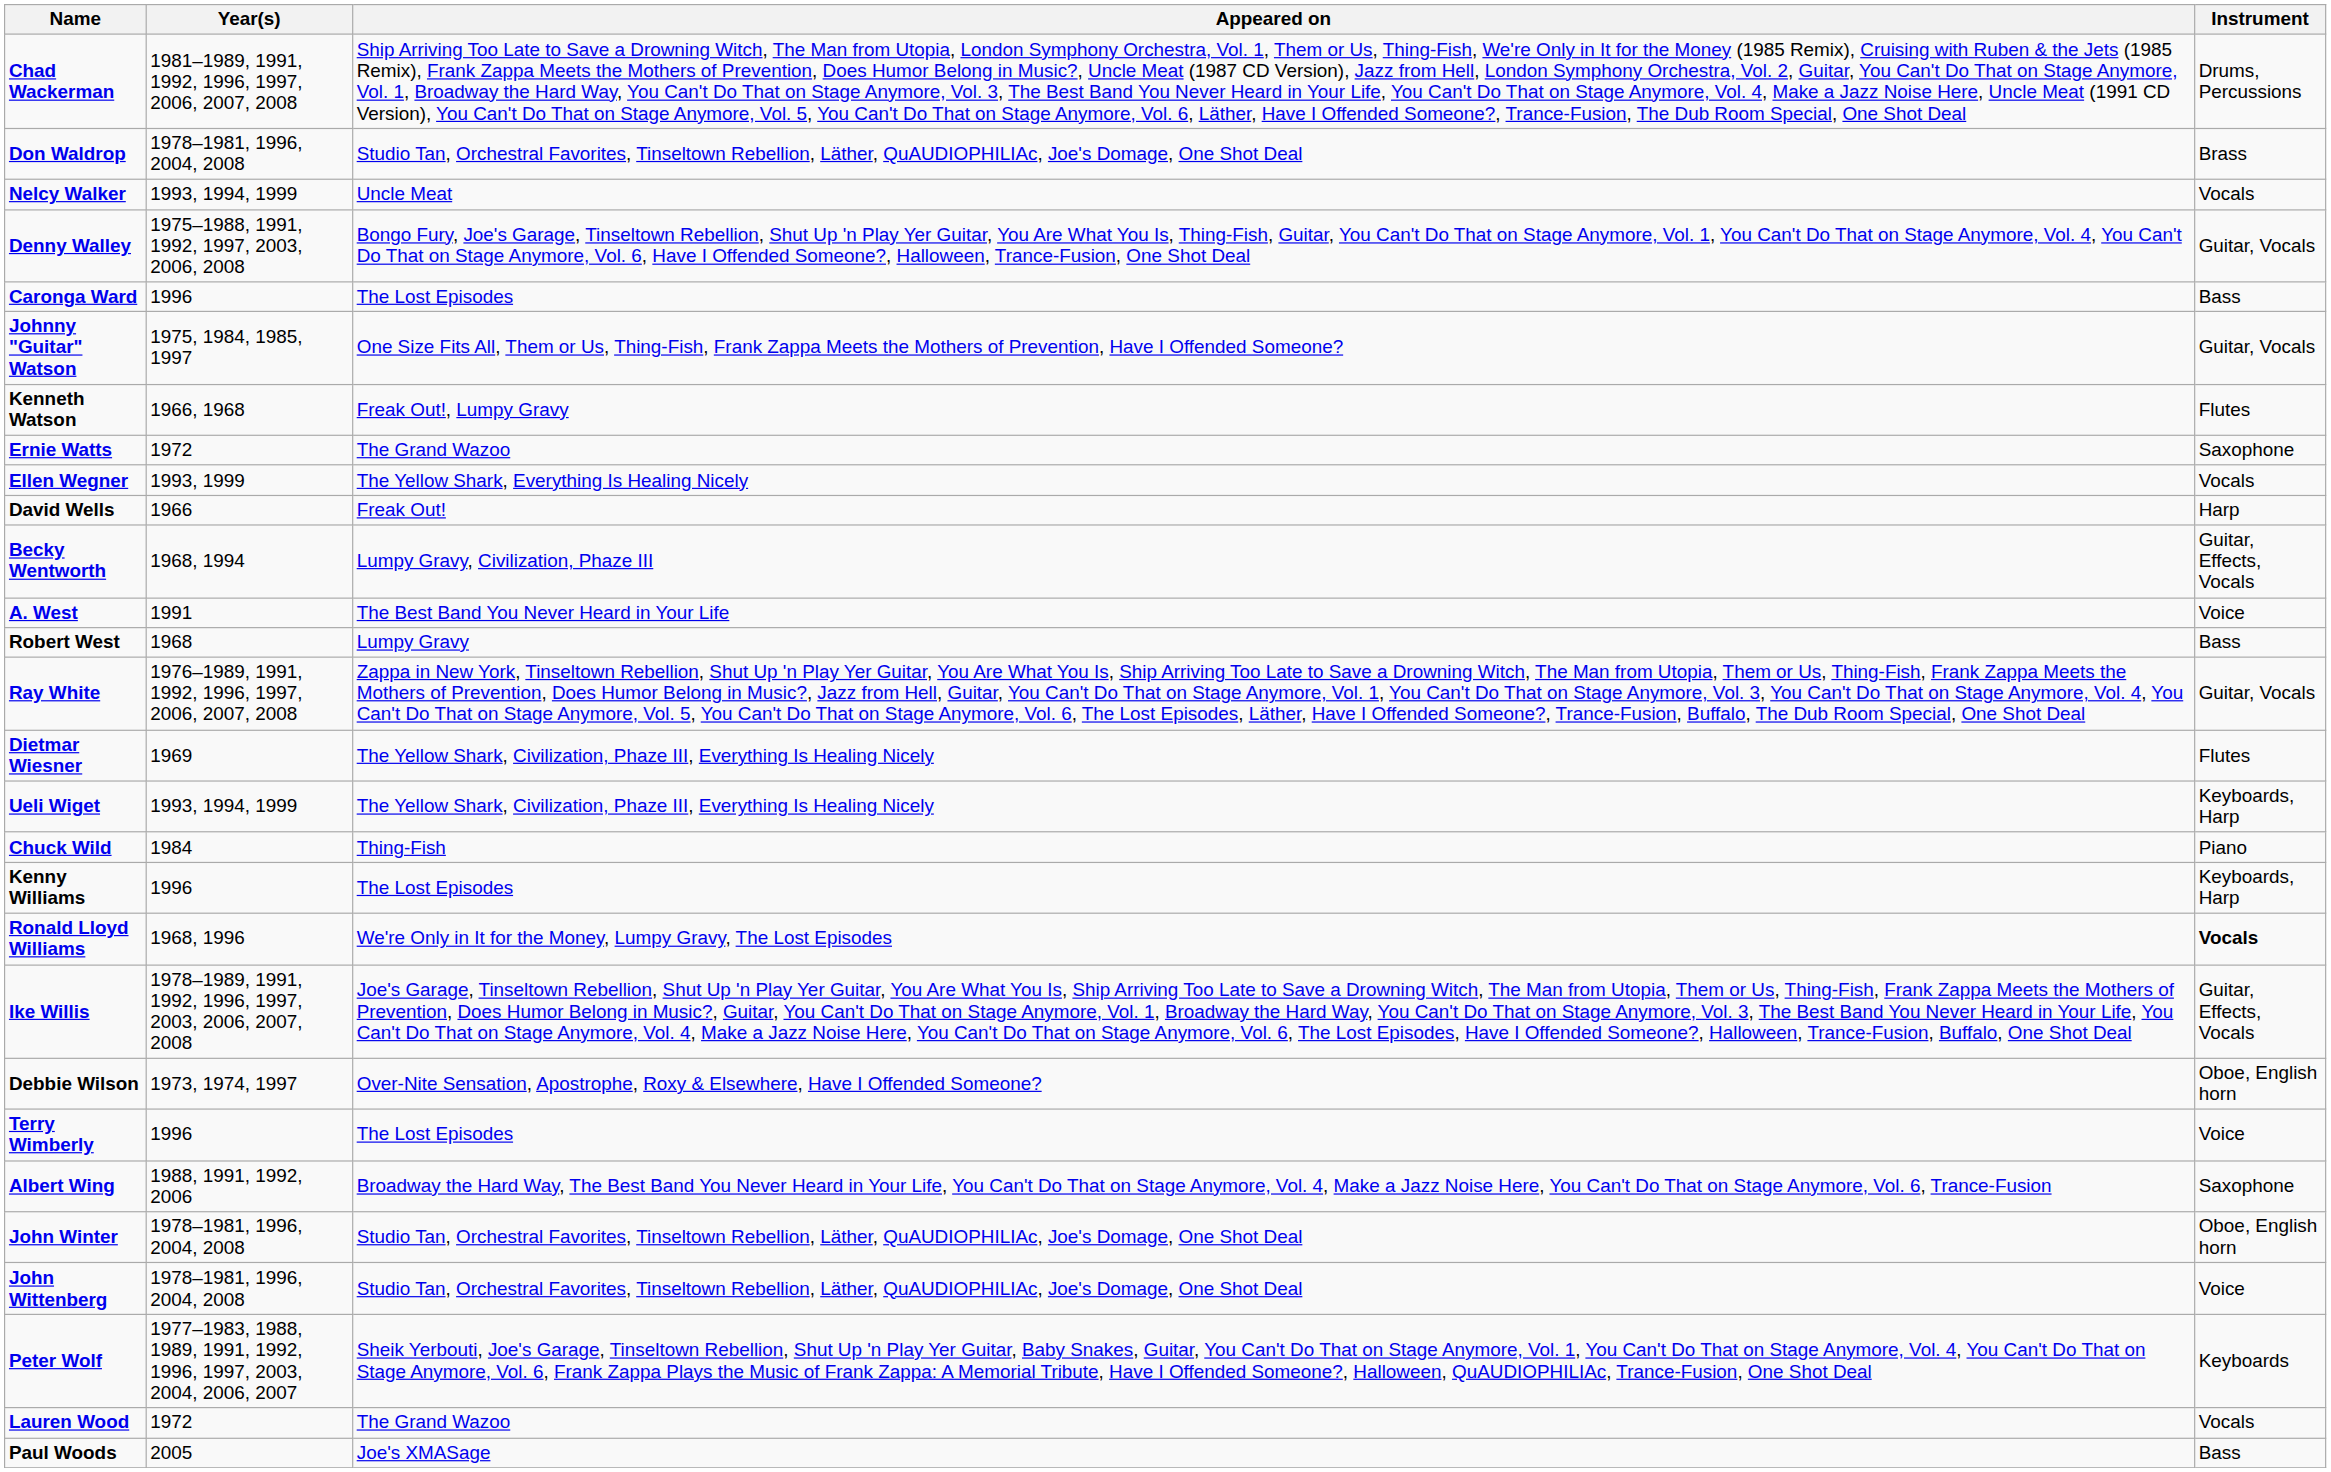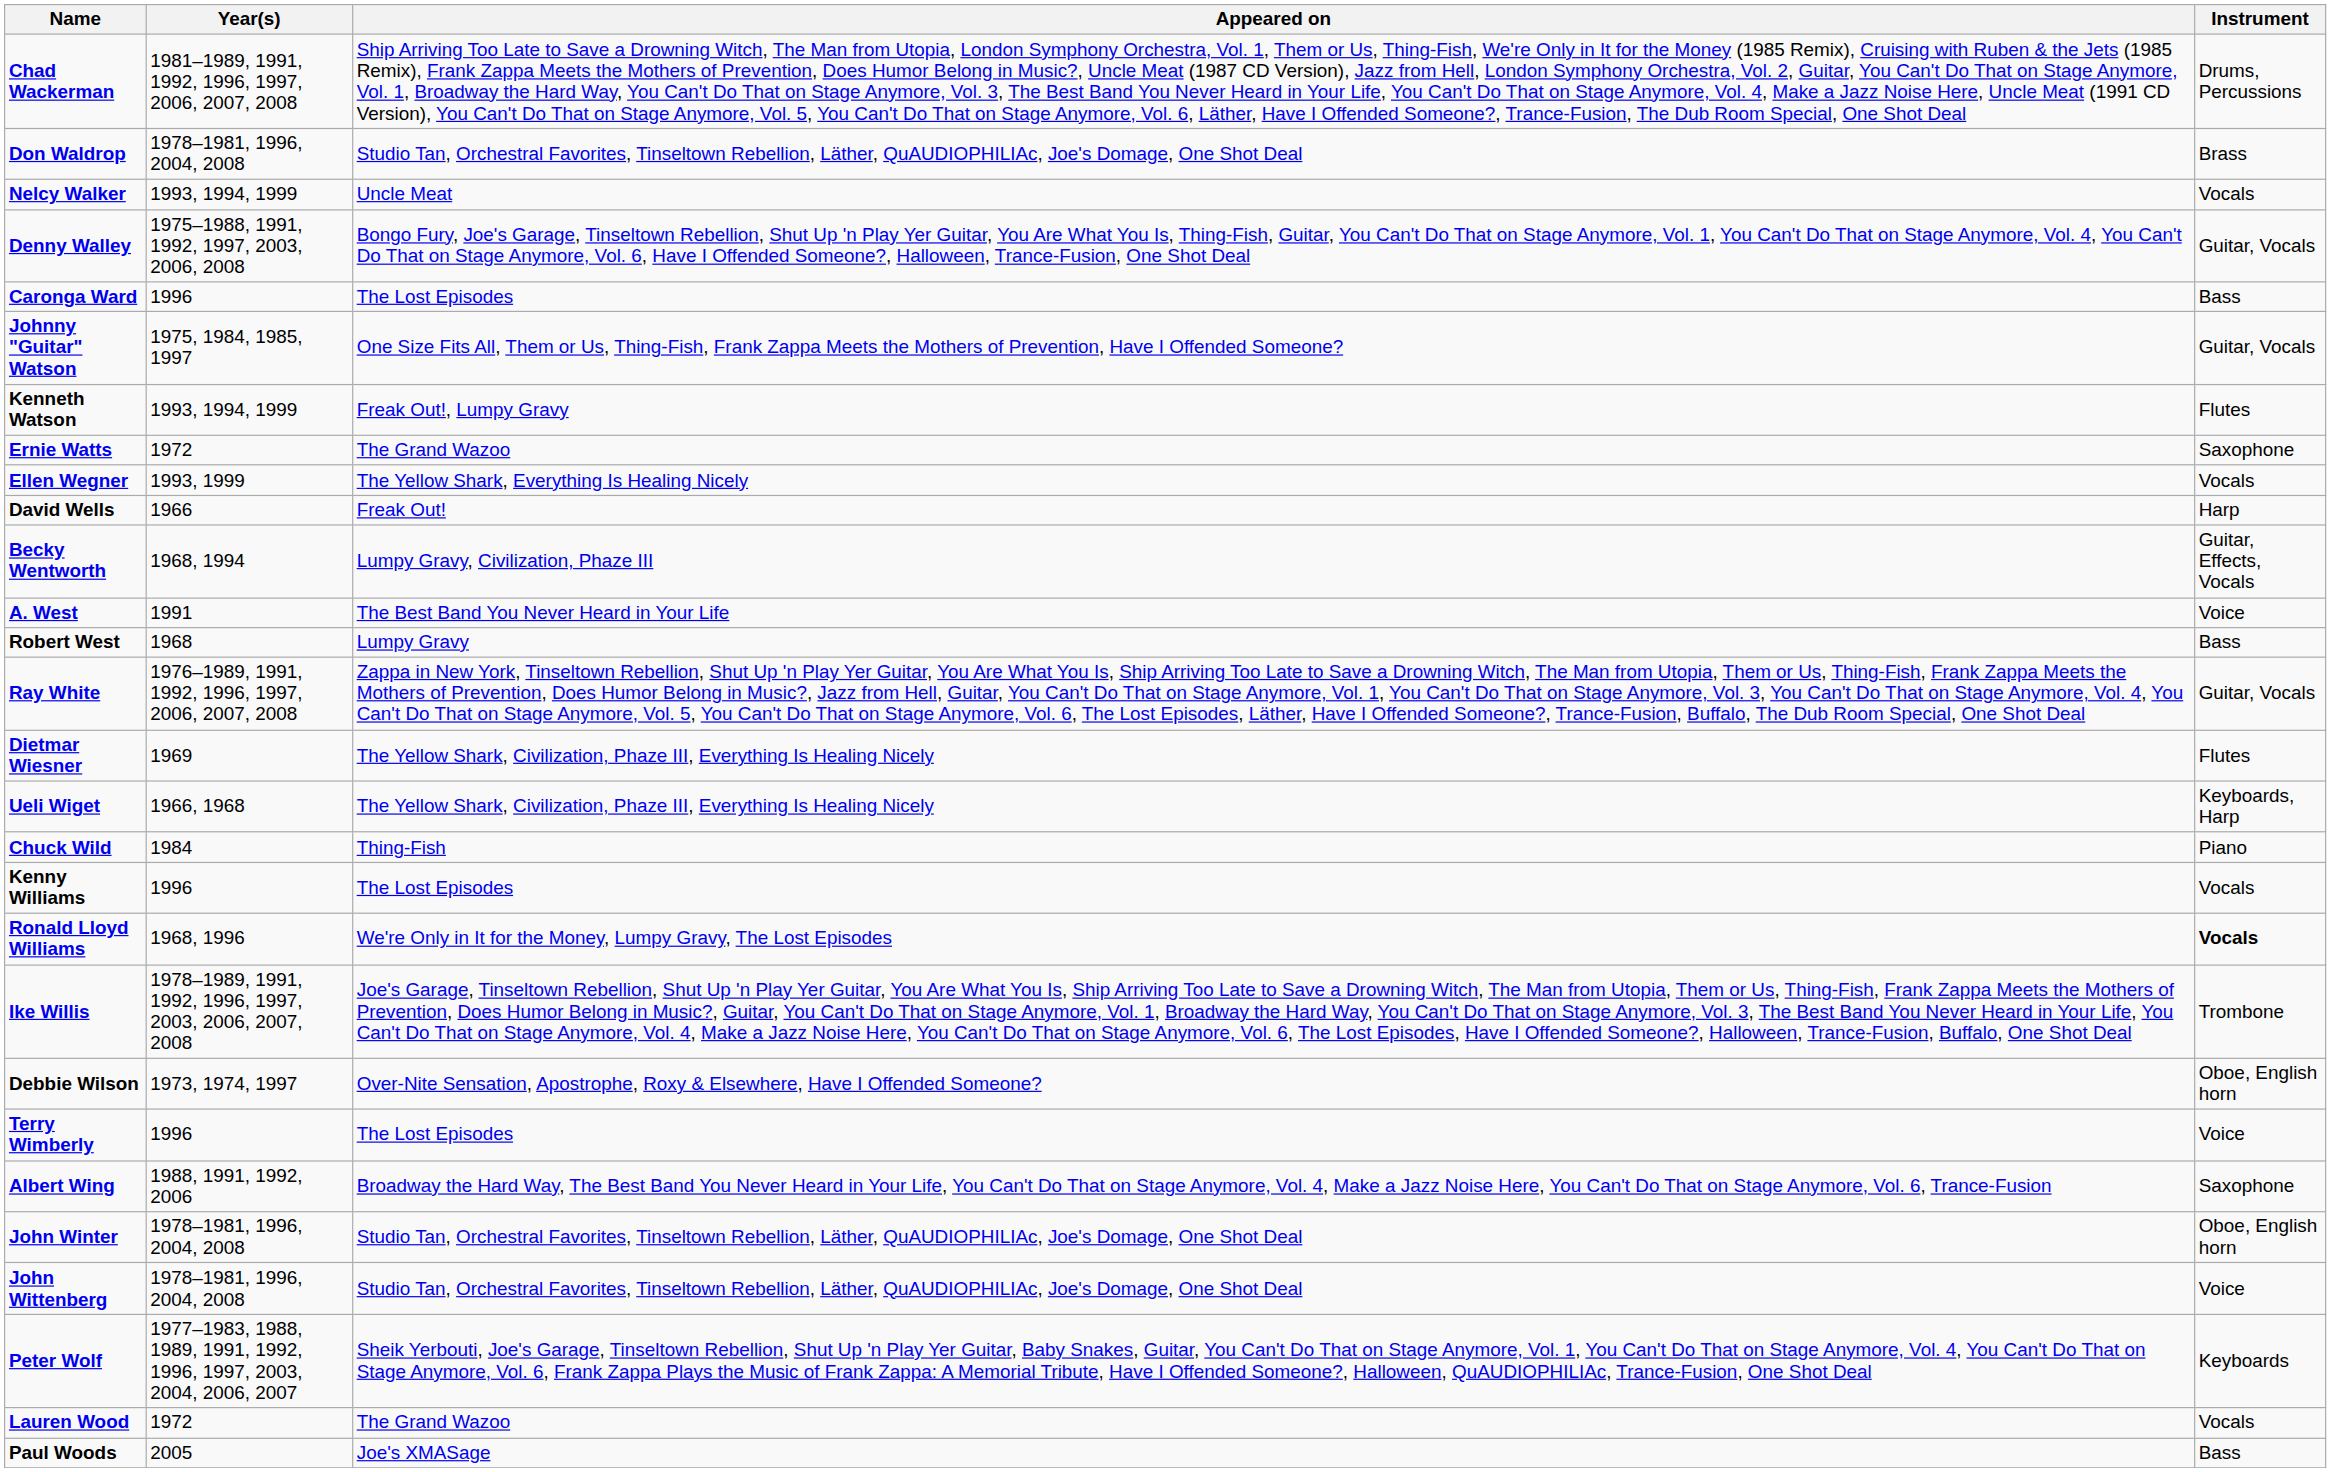(198, 409) 1966, 1968 -> (224, 409) 1993, 1994, 1999
(224, 806) 1993, 1994, 1999 -> (198, 806) 1966, 1968
(2246, 887) Keyboards, Harp -> (2227, 887) Vocals
(2230, 1011) Guitar, Effects, Vocals -> (2241, 1011) Trombone
